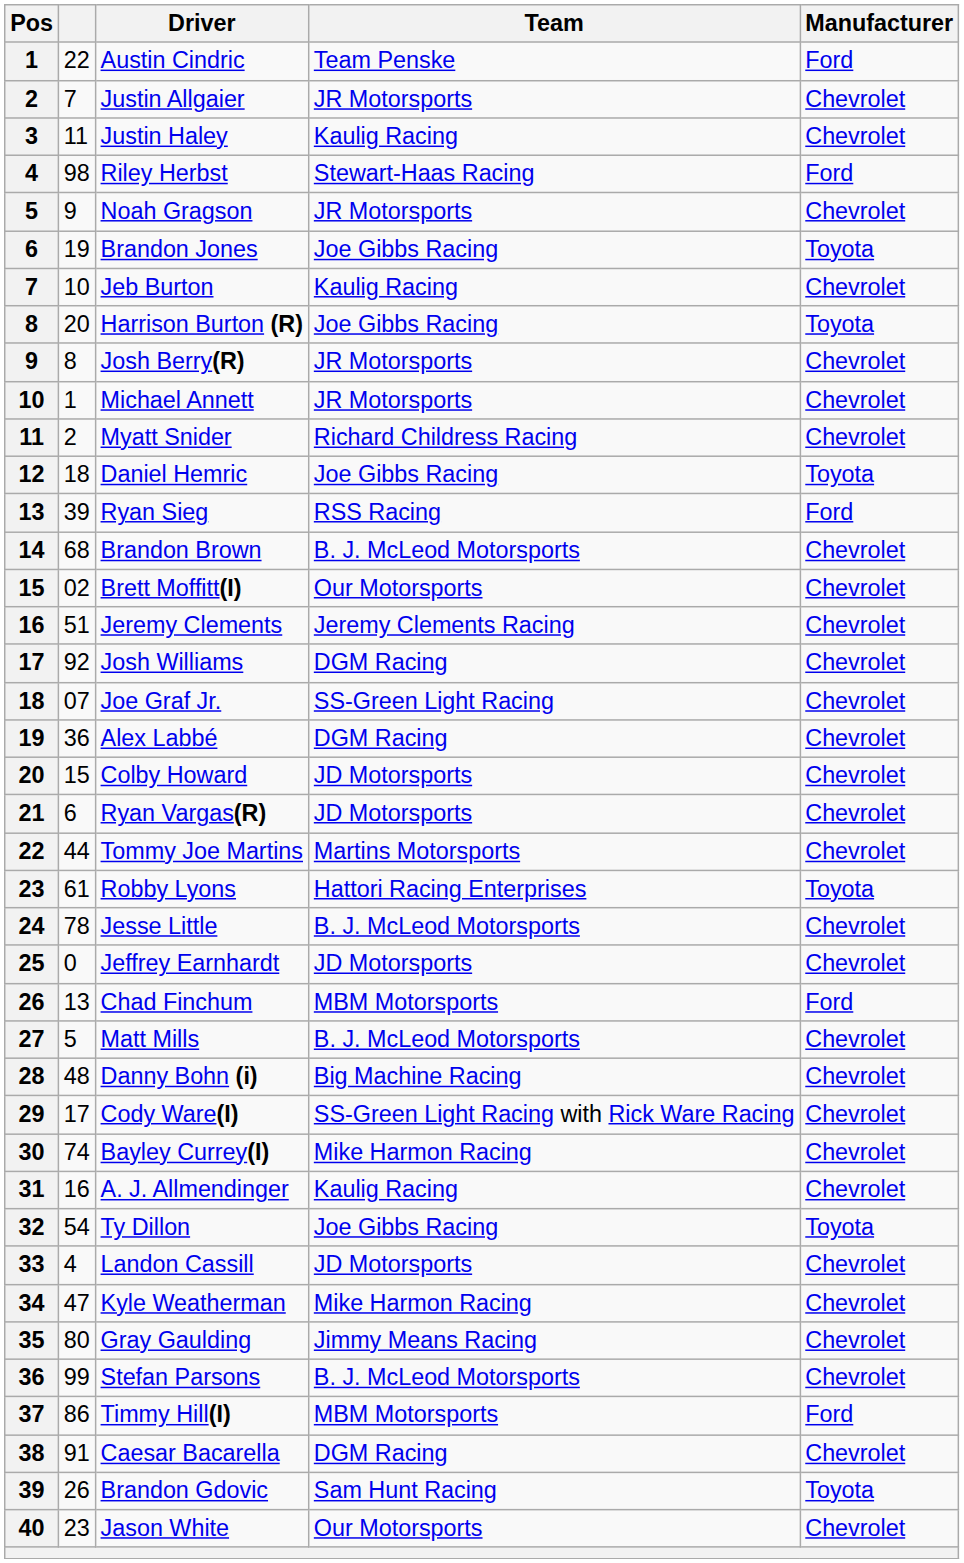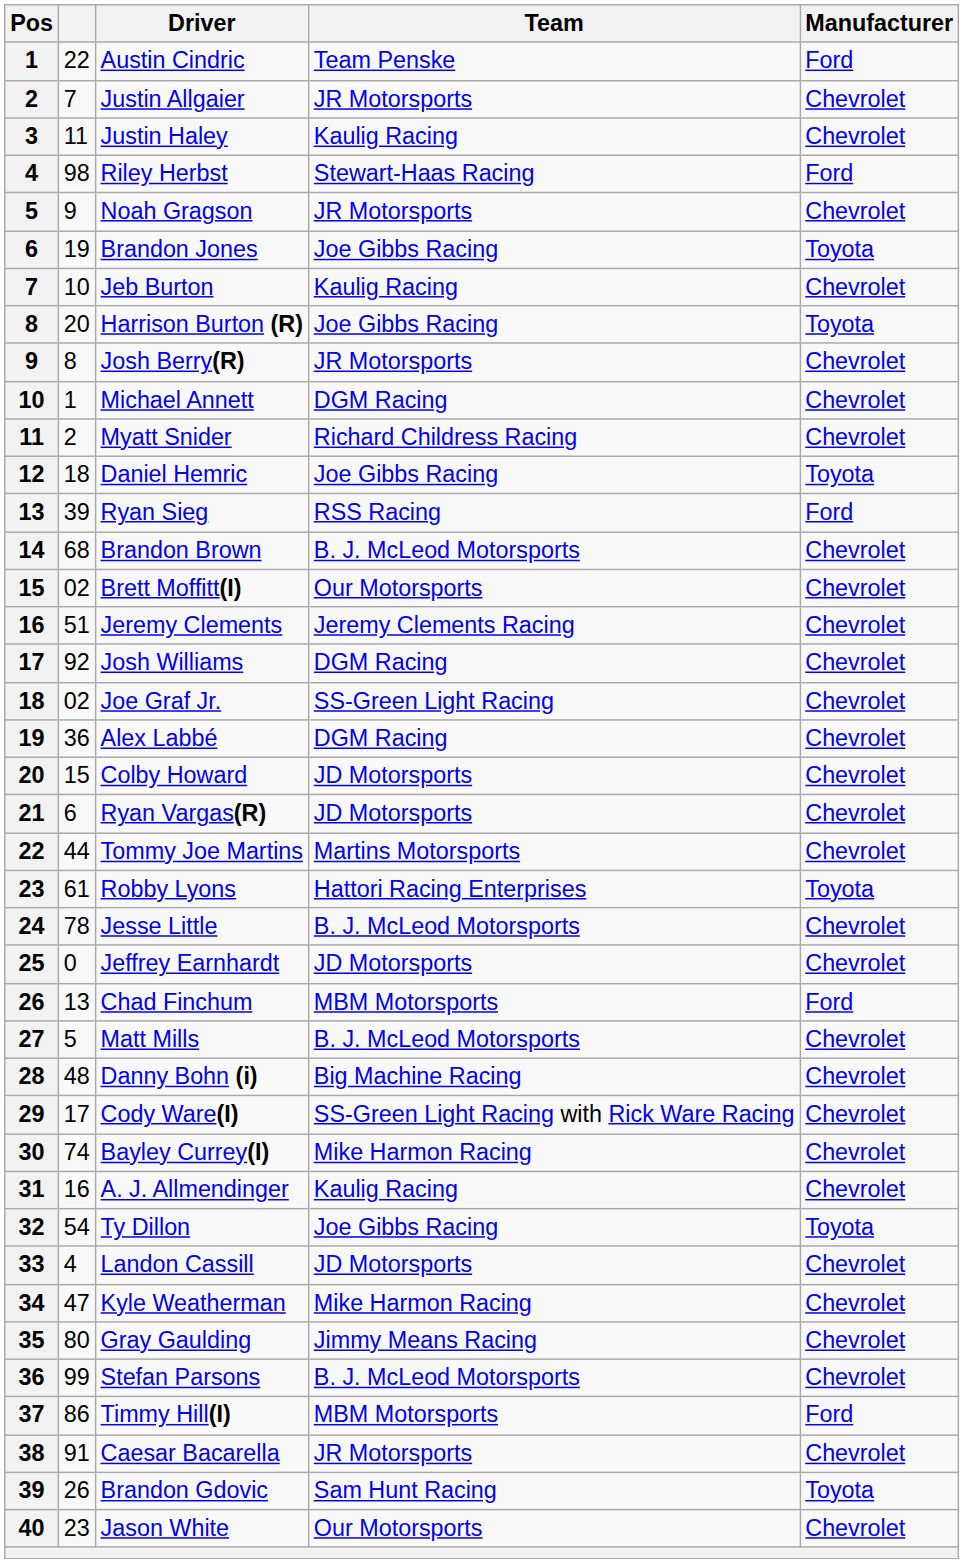(393, 399) JR Motorsports -> (381, 399) DGM Racing
(77, 700) 07 -> (77, 700) 02
(381, 1452) DGM Racing -> (393, 1452) JR Motorsports
